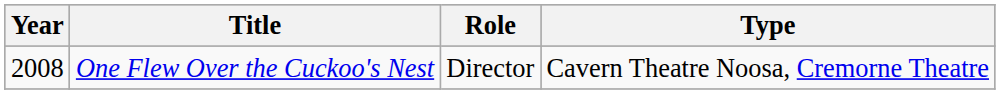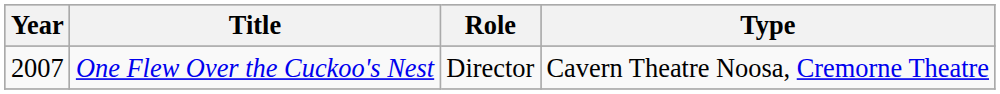(37, 67) 2008 -> (37, 67) 2007
